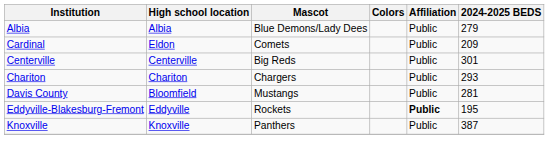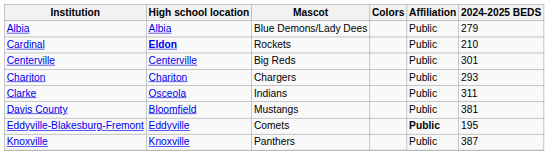(162, 45) normal -> (163, 45) bold
(272, 45) Comets -> (272, 45) Rockets
(470, 45) 209 -> (470, 45) 210
+ row: (21, 93)
(470, 93) 281 -> (470, 110) 381
(272, 110) Rockets -> (272, 126) Comets
